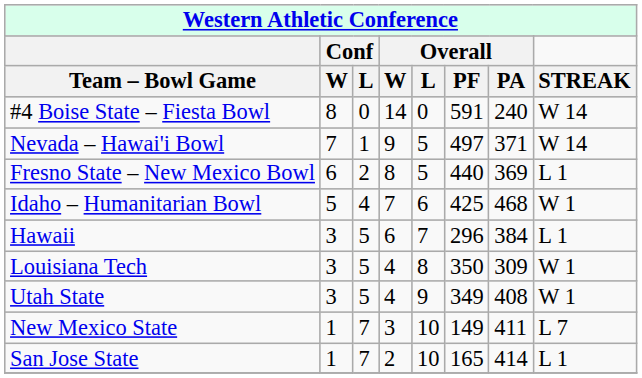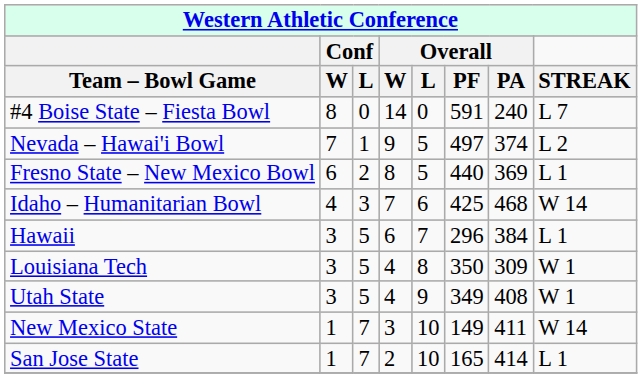(563, 112) W 14 -> (553, 112) L 7
(511, 143) 371 -> (511, 143) 374
(563, 143) W 14 -> (553, 143) L 2
(331, 204) 5 -> (331, 204) 4
(364, 204) 4 -> (364, 204) 3
(557, 204) W 1 -> (563, 204) W 14
(553, 327) L 7 -> (563, 327) W 14
